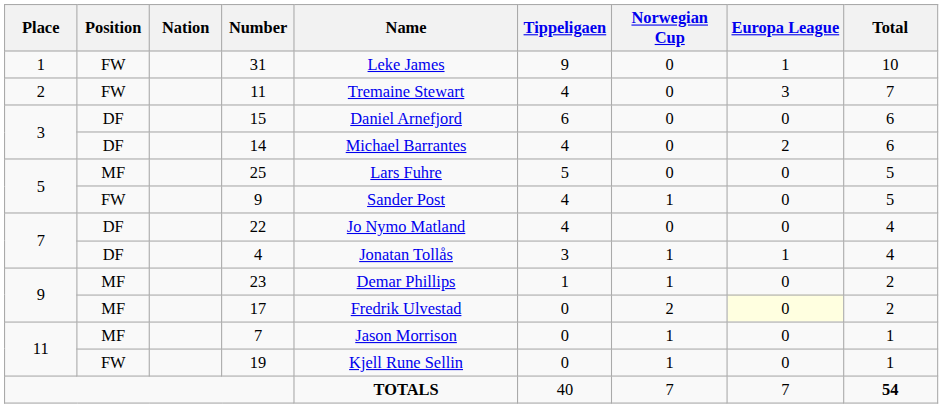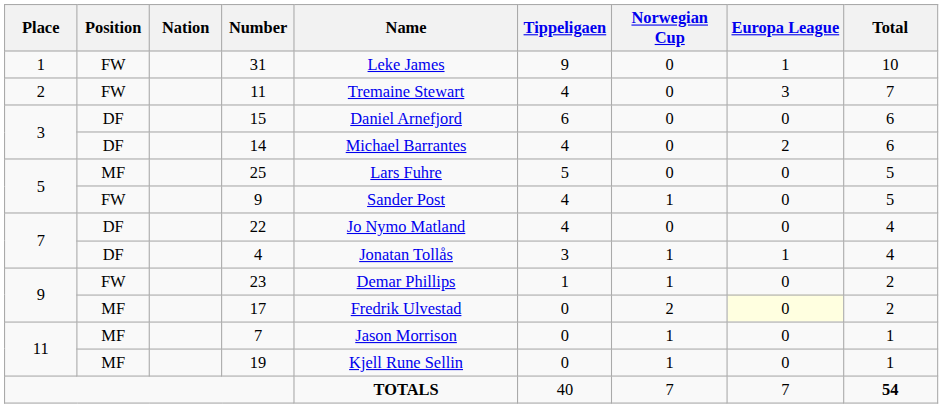(113, 281) MF -> (113, 281) FW
(113, 362) FW -> (113, 362) MF
